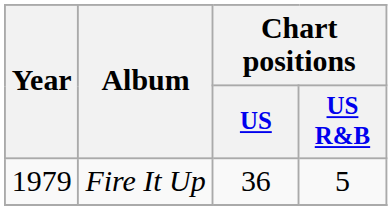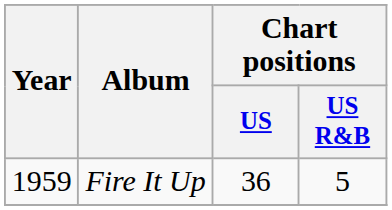(42, 180) 1979 -> (42, 180) 1959
